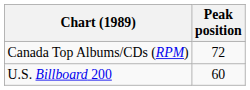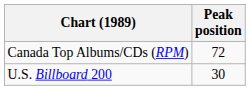(218, 74) 60 -> (218, 74) 30
